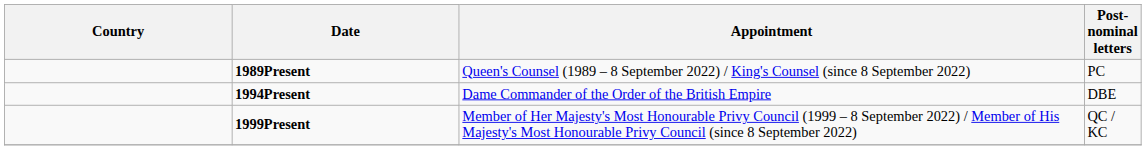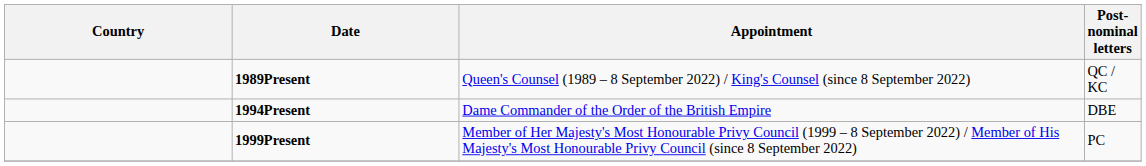(1096, 71) PC -> (1101, 79) QC / KC
(1101, 124) QC / KC -> (1096, 141) PC
